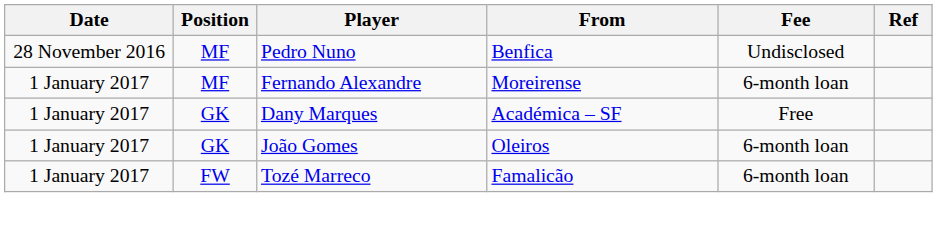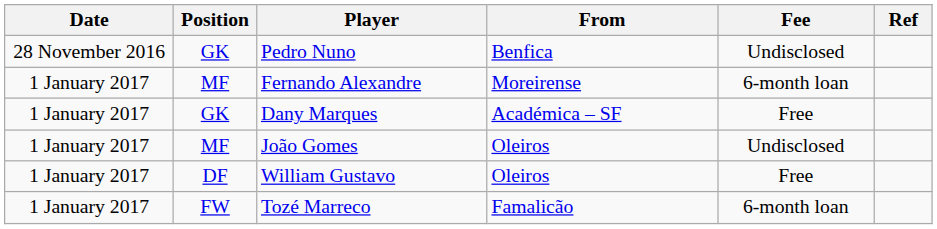(215, 51) MF -> (215, 51) GK
(215, 144) GK -> (215, 144) MF
(796, 144) 6-month loan -> (796, 144) Undisclosed
+ row: (328, 176)
